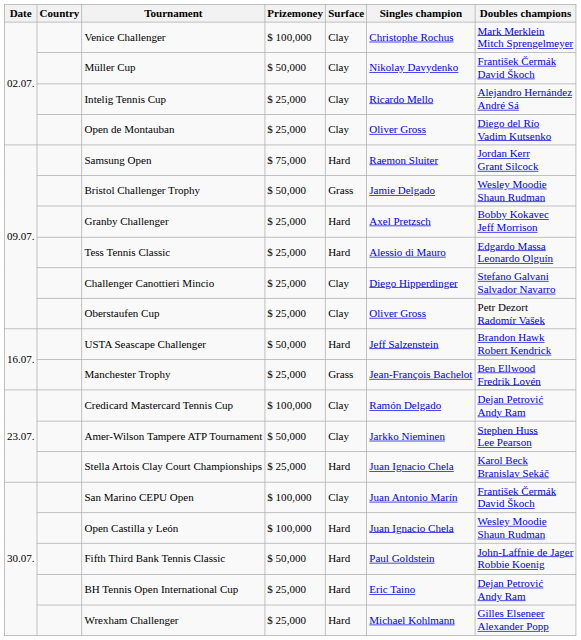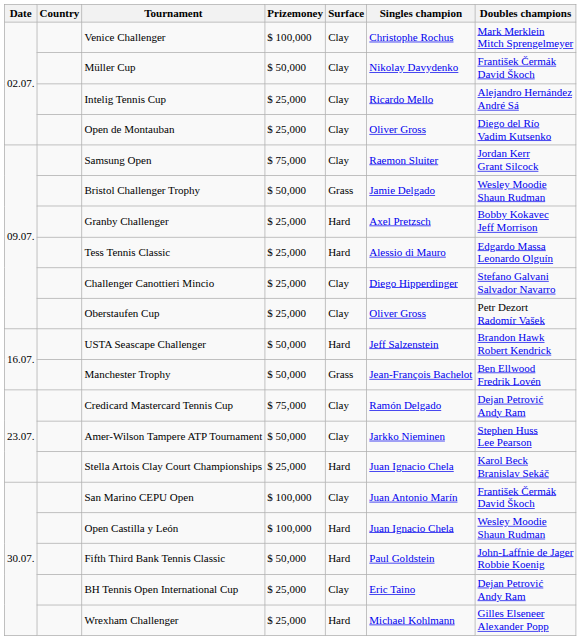(339, 159) Hard -> (339, 159) Clay
(287, 374) $ 25,000 -> (287, 374) $ 50,000
(289, 405) $ 100,000 -> (287, 405) $ 75,000
(339, 589) Hard -> (339, 589) Clay
